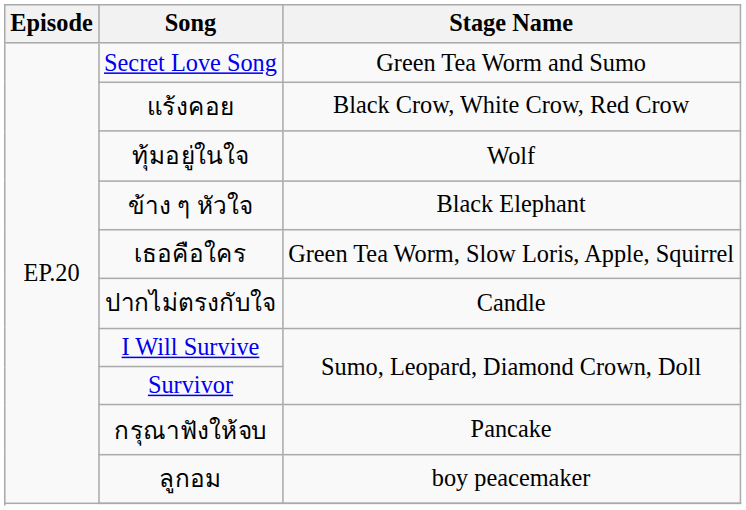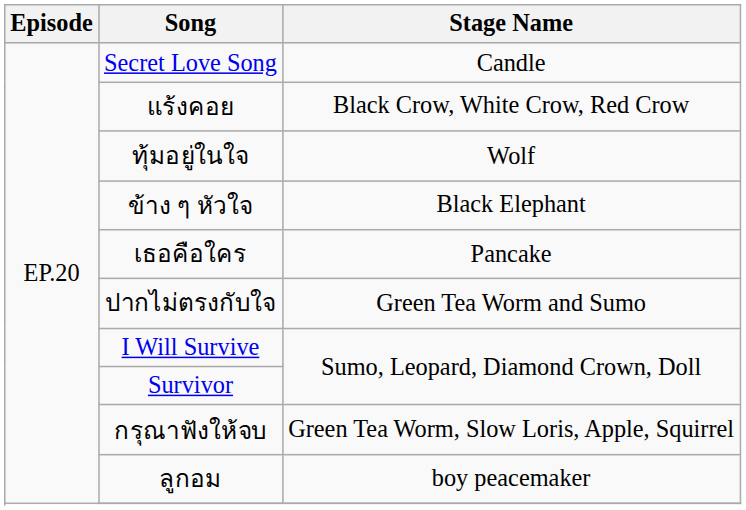(511, 62) Green Tea Worm and Sumo -> (511, 62) Candle
(511, 253) Green Tea Worm, Slow Loris, Apple, Squirrel -> (511, 253) Pancake
(511, 303) Candle -> (511, 303) Green Tea Worm and Sumo
(511, 429) Pancake -> (511, 429) Green Tea Worm, Slow Loris, Apple, Squirrel
